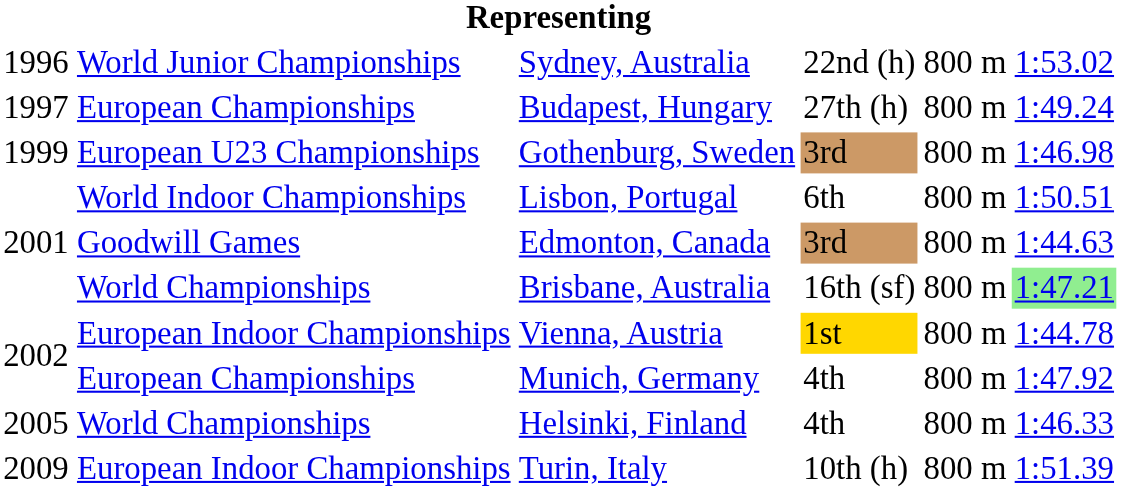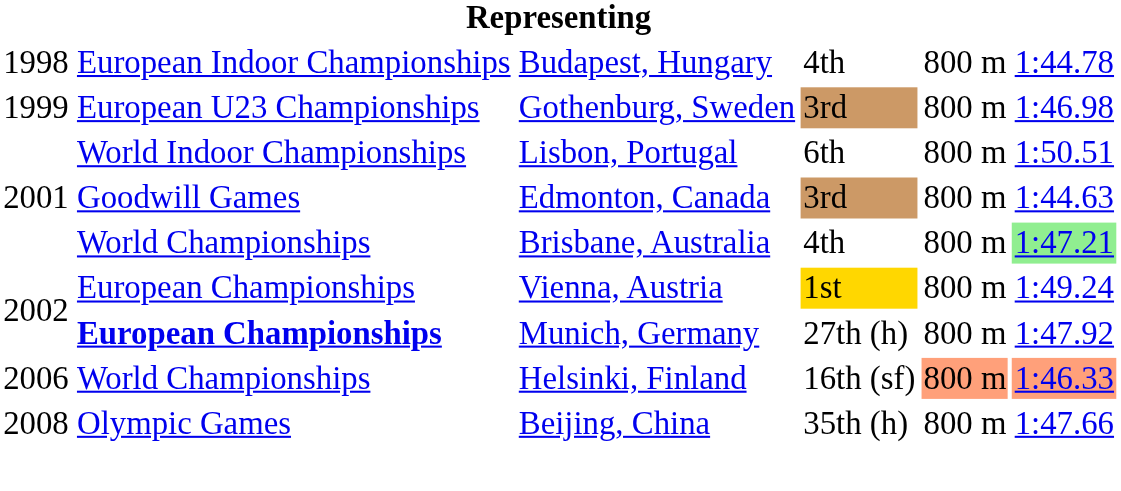- row: (634, 62)
(36, 107) 1997 -> (36, 62) 1998
(246, 107) European Championships -> (294, 62) European Indoor Championships
(856, 107) 27th (h) -> (824, 62) 4th
(1064, 107) 1:49.24 -> (1064, 62) 1:44.78
(859, 287) 16th (sf) -> (824, 242) 4th
(294, 332) European Indoor Championships -> (246, 287) European Championships
(1064, 332) 1:44.78 -> (1064, 287) 1:49.24
(246, 377) normal -> (259, 332) bold
(824, 377) 4th -> (856, 332) 27th (h)
(36, 422) 2005 -> (36, 377) 2006
(824, 422) 4th -> (859, 377) 16th (sf)
(965, 422) no background -> (965, 377) lightsalmon background
(1064, 422) no background -> (1064, 377) lightsalmon background
+ row: (614, 422)
- row: (593, 468)
